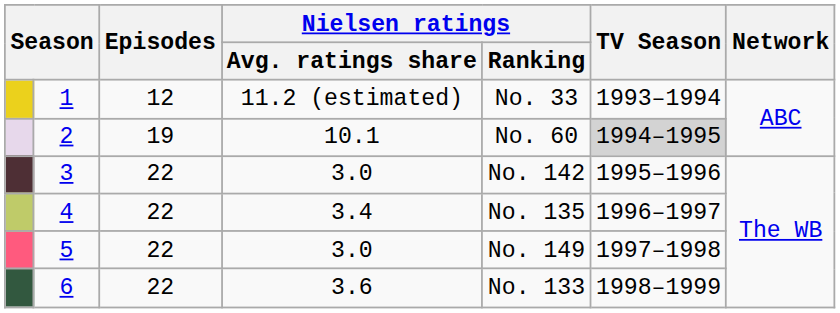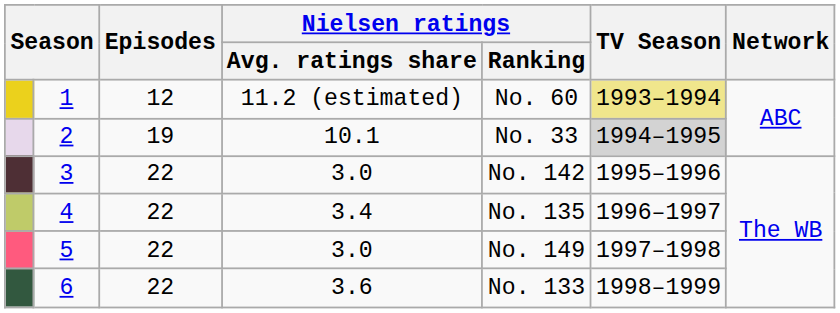(536, 99) No. 33 -> (536, 99) No. 60
(659, 99) no background -> (659, 99) khaki background
(536, 137) No. 60 -> (536, 137) No. 33
